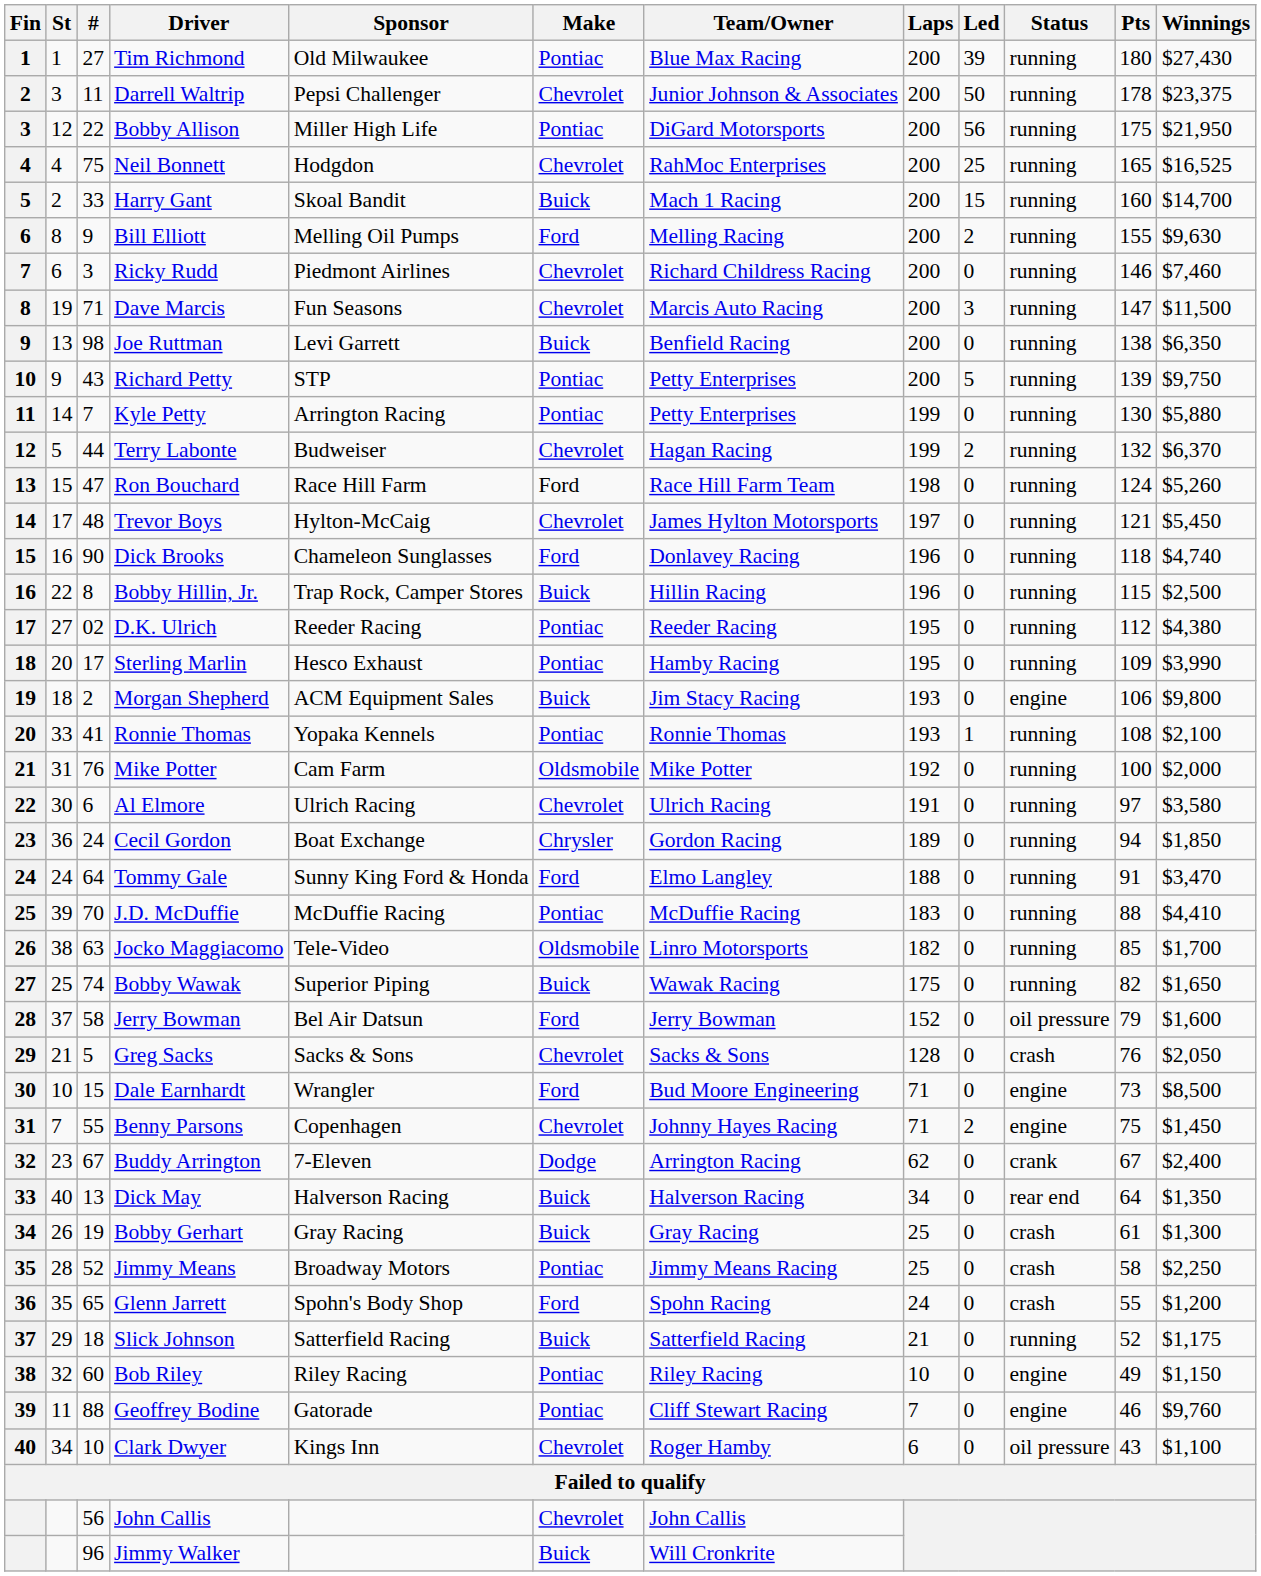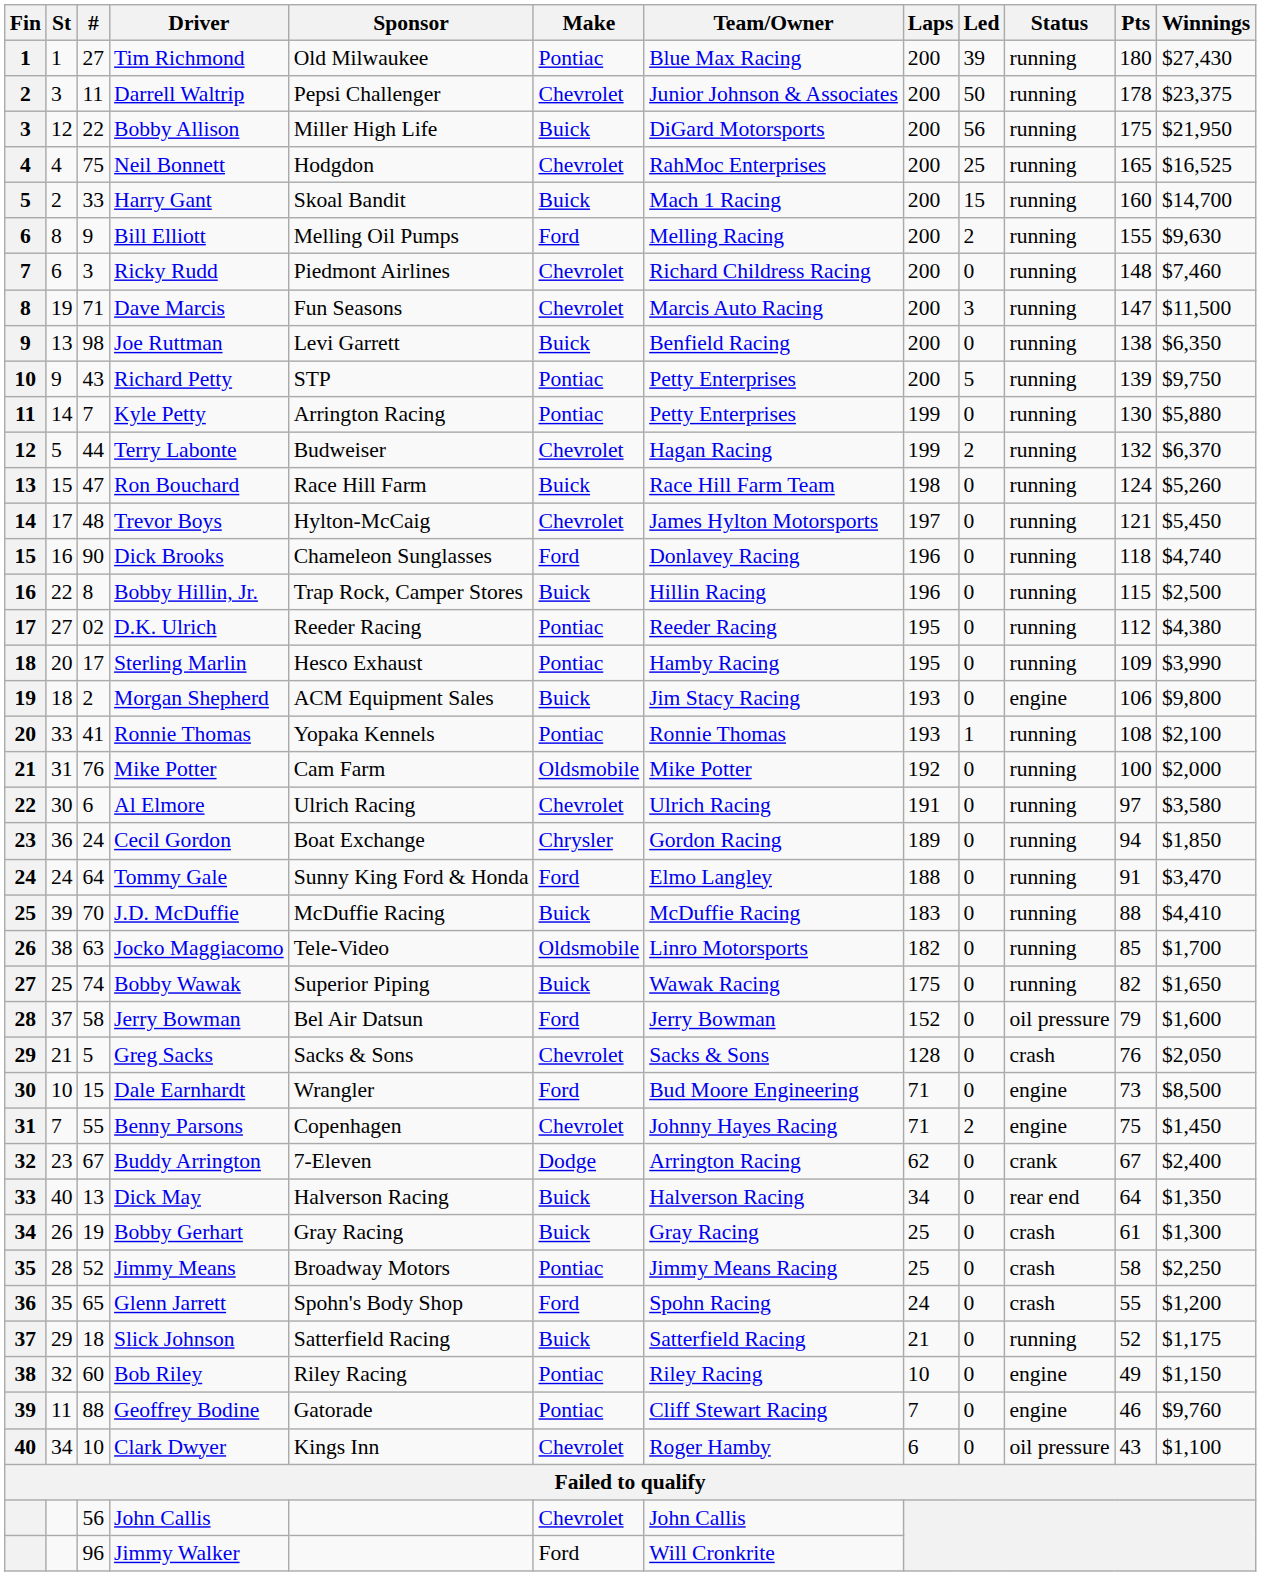(571, 129) Pontiac -> (564, 129) Buick
(1136, 271) 146 -> (1136, 271) 148
(559, 485) Ford -> (564, 485) Buick
(571, 912) Pontiac -> (564, 912) Buick
(564, 1552) Buick -> (559, 1552) Ford
